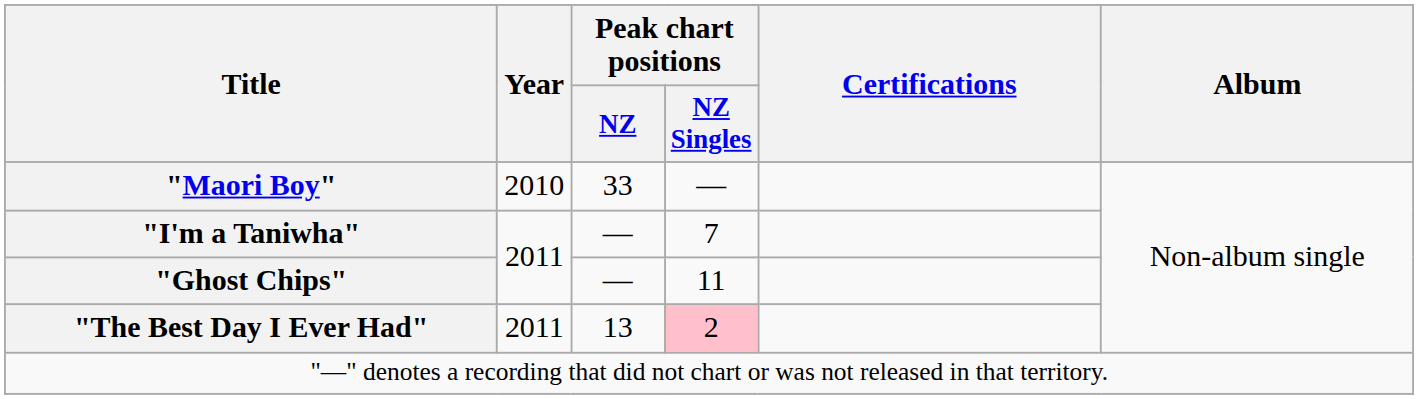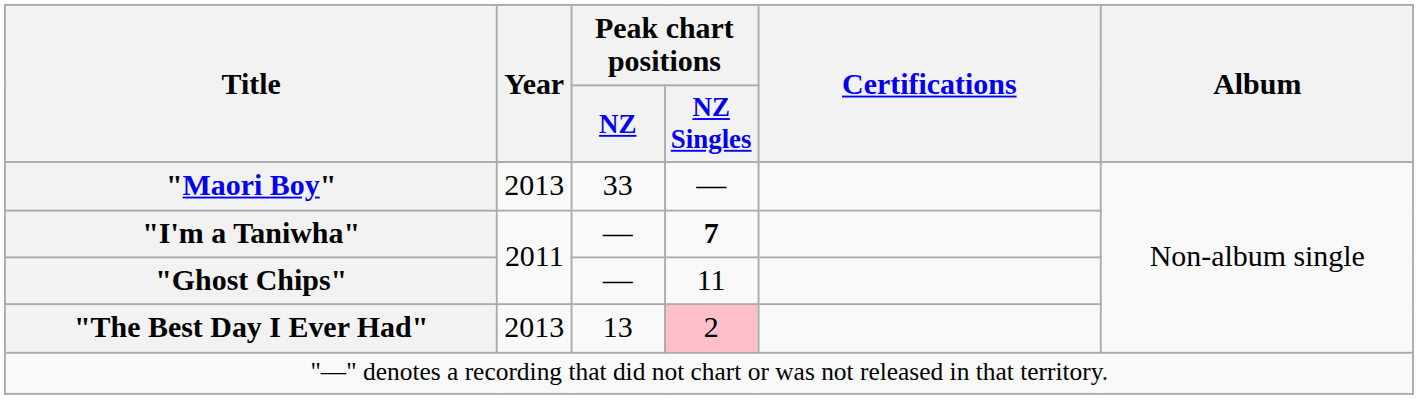(534, 185) 2010 -> (534, 185) 2013
(711, 232) normal -> (711, 232) bold
(534, 327) 2011 -> (534, 327) 2013
